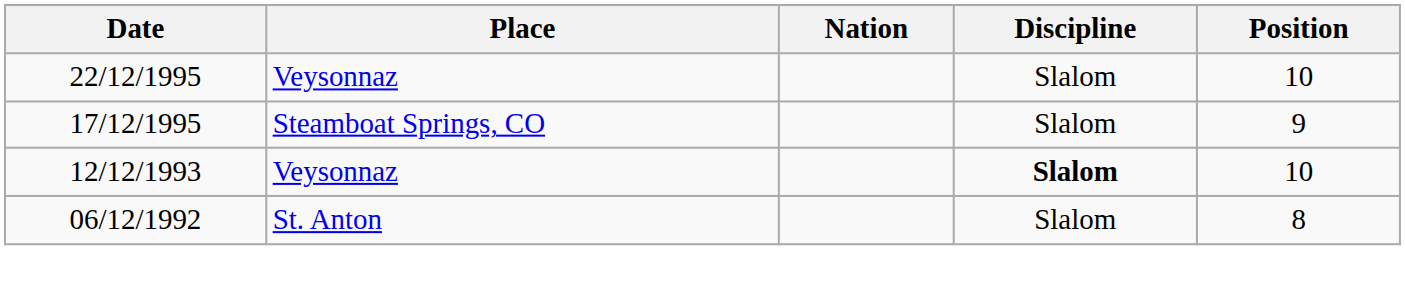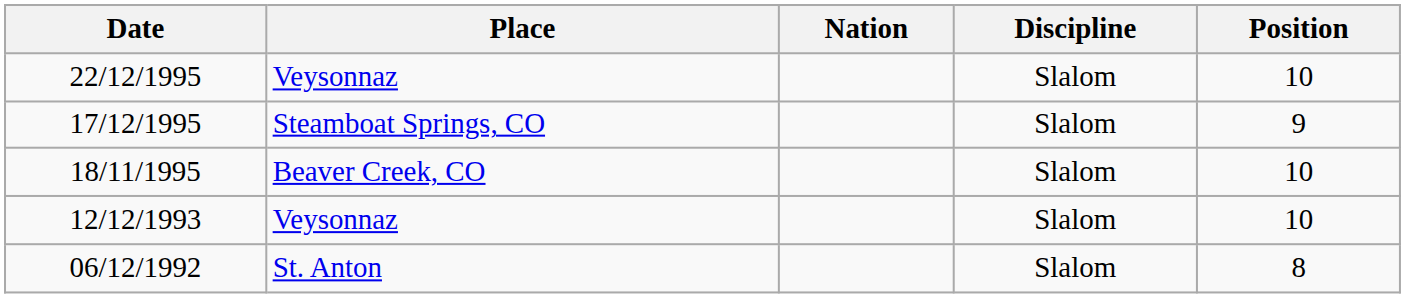+ row: (135, 171)
(1075, 171) bold -> (1075, 219) normal
